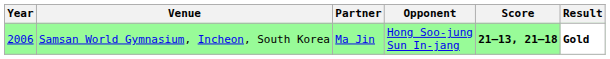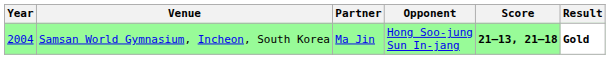(20, 38) 2006 -> (20, 38) 2004
